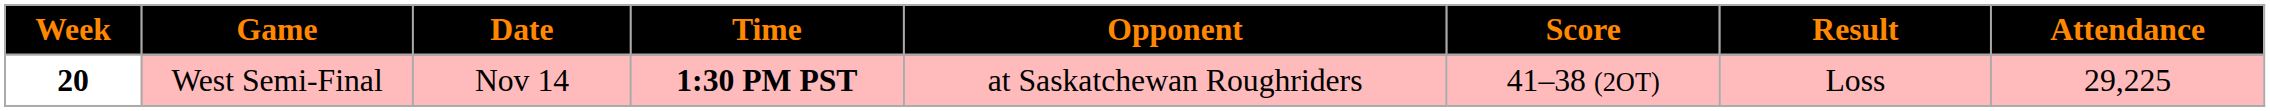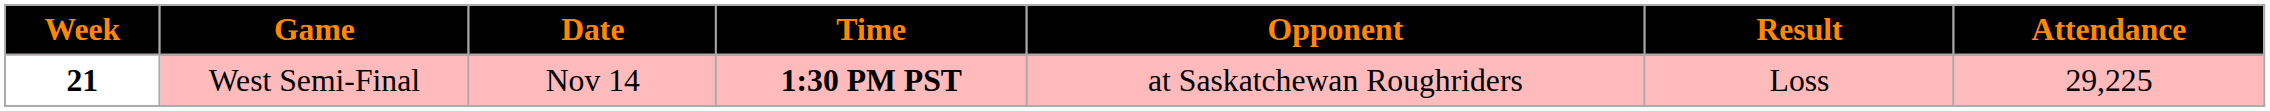- column: (1583, 29)
(73, 79) 20 -> (82, 79) 21
